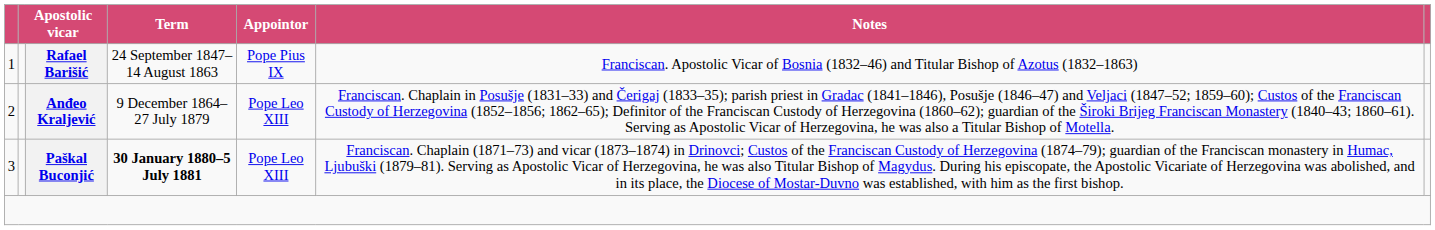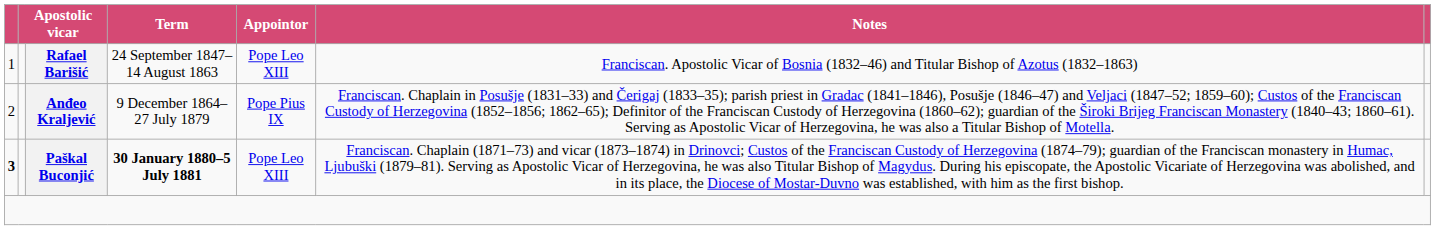(276, 63) Pope Pius IX -> (276, 63) Pope Leo XIII
(276, 111) Pope Leo XIII -> (276, 111) Pope Pius IX
(11, 167) normal -> (11, 167) bold
